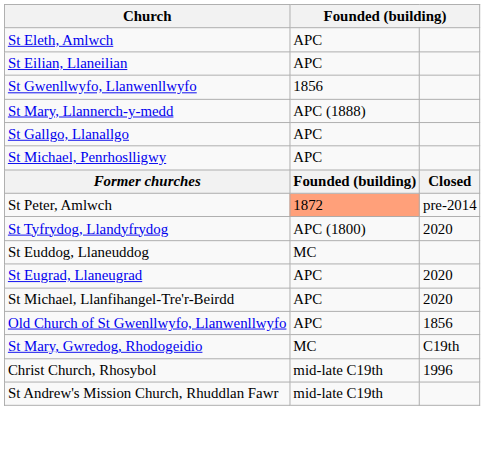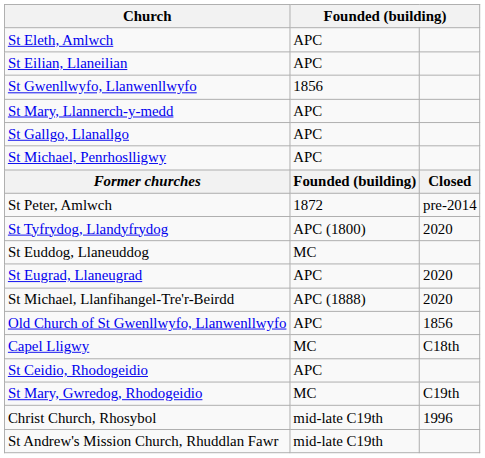(329, 110) APC (1888) -> (308, 110) APC
(308, 205) lightsalmon background -> (308, 205) no background
(308, 299) APC -> (329, 299) APC (1888)
+ row: (49, 346)
+ row: (78, 370)
